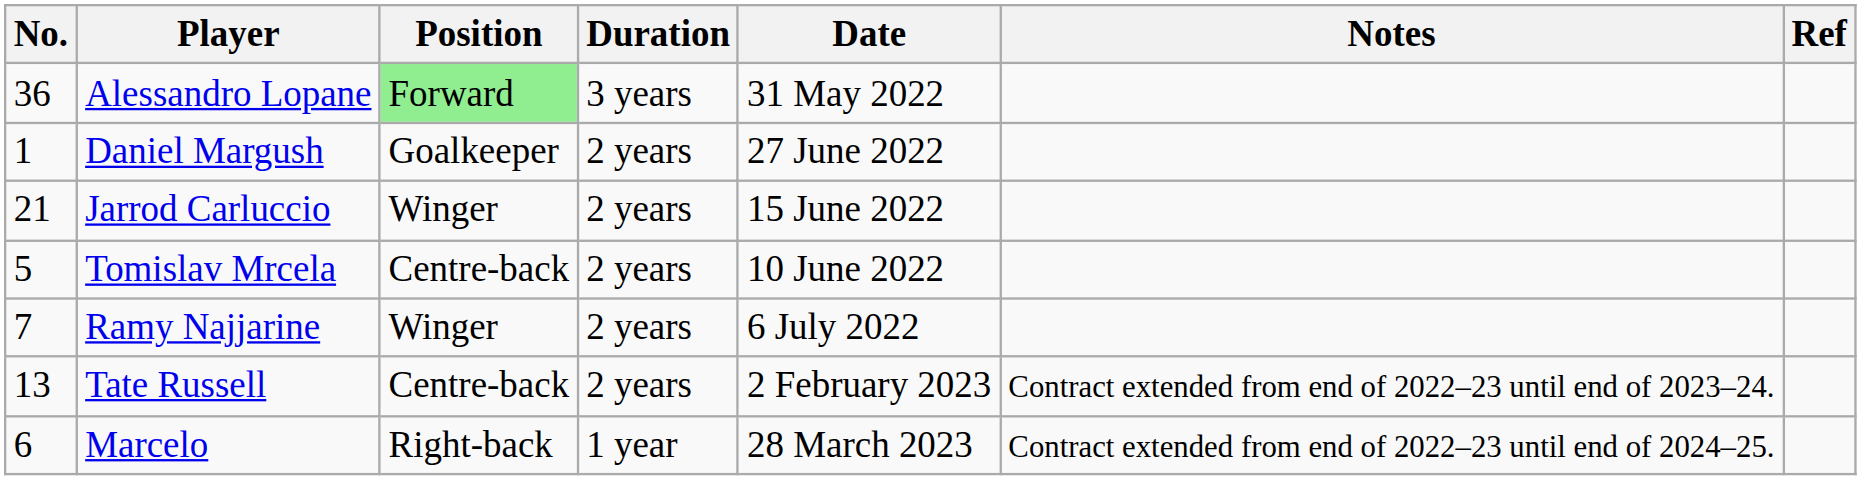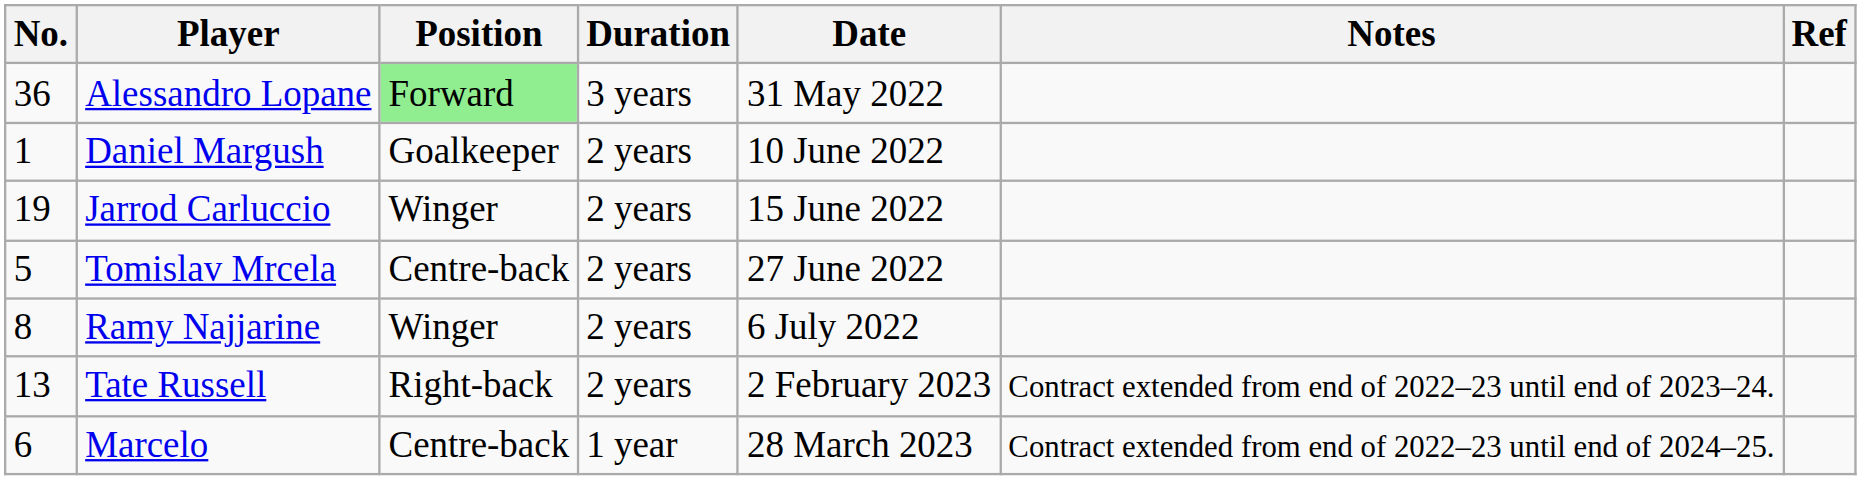(846, 151) 27 June 2022 -> (846, 151) 10 June 2022
(32, 209) 21 -> (32, 209) 19
(846, 268) 10 June 2022 -> (846, 268) 27 June 2022
(23, 326) 7 -> (23, 326) 8
(479, 385) Centre-back -> (471, 385) Right-back
(471, 444) Right-back -> (479, 444) Centre-back
